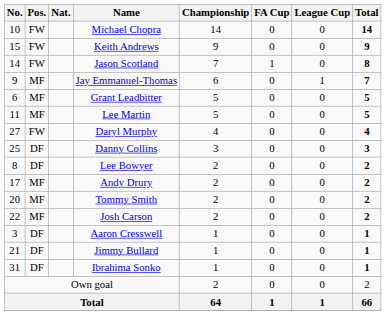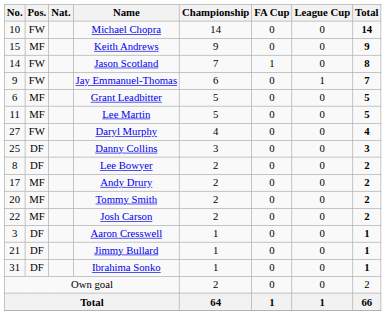(37, 47) FW -> (37, 47) MF
(37, 81) MF -> (37, 81) FW
